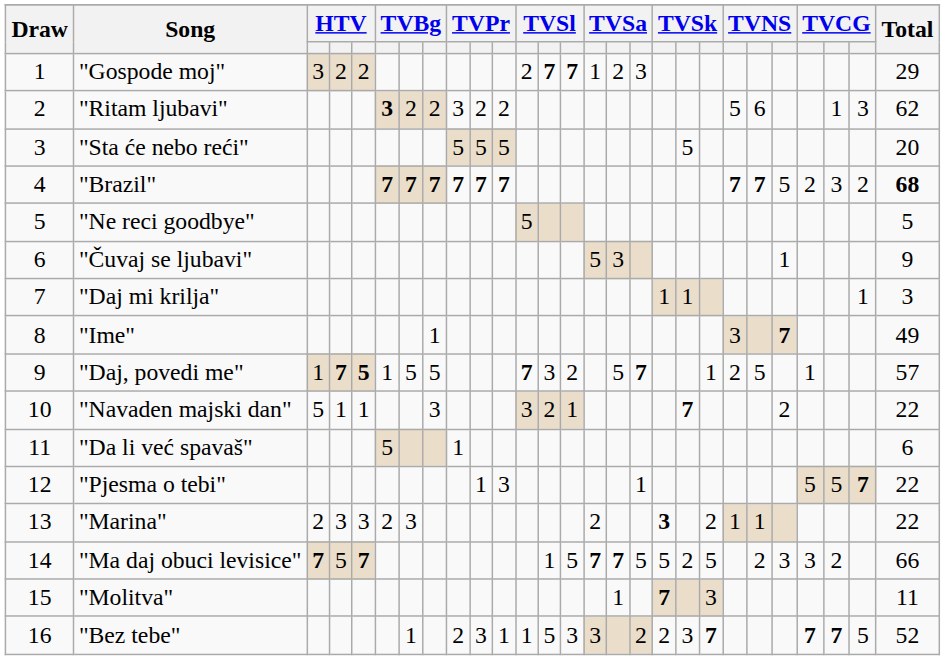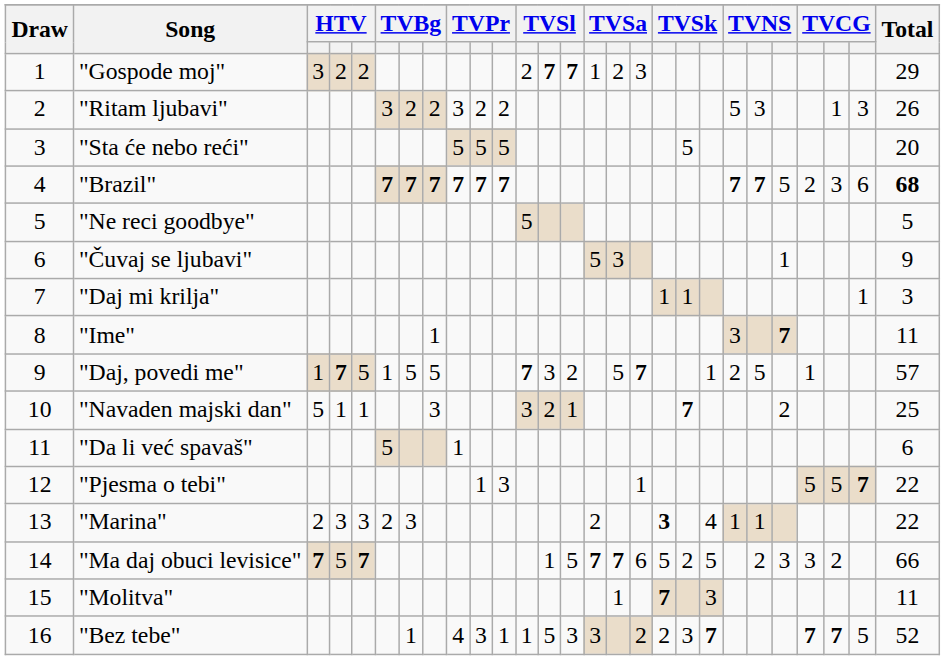(387, 109) bold -> (387, 109) normal
(760, 109) 6 -> (760, 109) 3
(907, 109) 62 -> (907, 109) 26
(863, 184) 2 -> (863, 184) 6
(907, 334) 49 -> (907, 334) 11
(364, 372) bold -> (364, 372) normal
(907, 409) 22 -> (907, 409) 25
(711, 522) 2 -> (711, 522) 4
(641, 559) 5 -> (641, 559) 6
(458, 635) 2 -> (458, 635) 4
